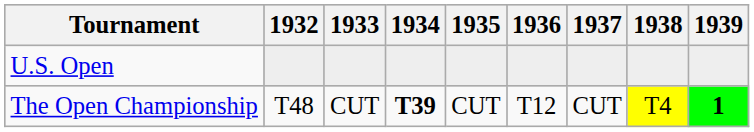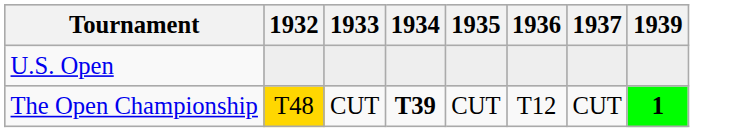- column: (658, 24)
(294, 106) no background -> (294, 106) gold background
